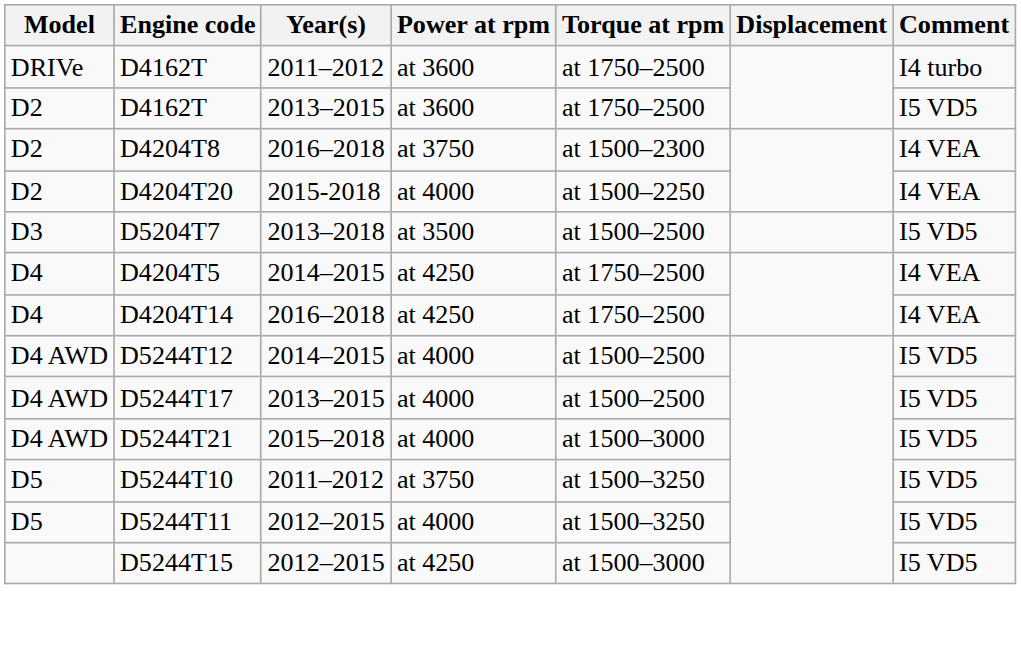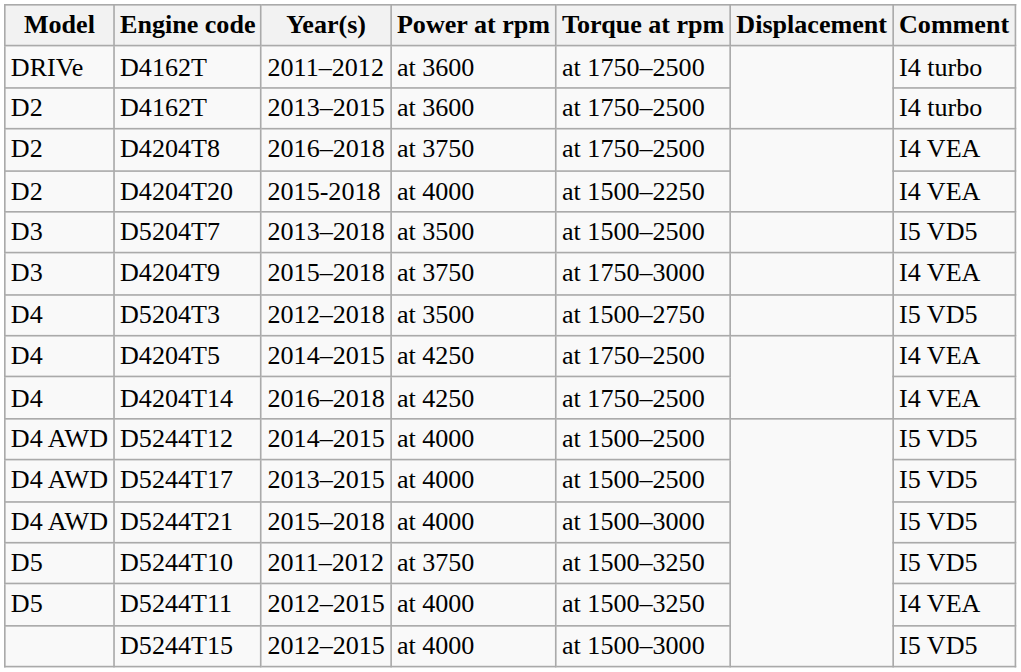(938, 107) I5 VD5 -> (941, 107) I4 turbo
(633, 149) at 1500–2300 -> (633, 149) at 1750–2500
+ row: (170, 273)
+ row: (170, 314)
(938, 521) I5 VD5 -> (940, 604) I4 VEA
(436, 562) at 4250 -> (436, 645) at 4000
